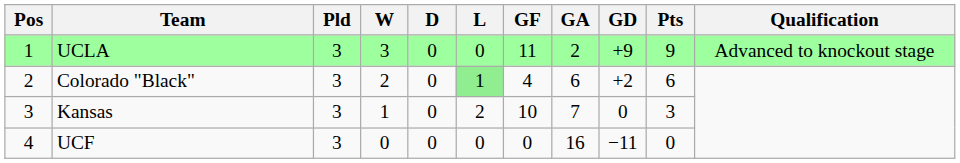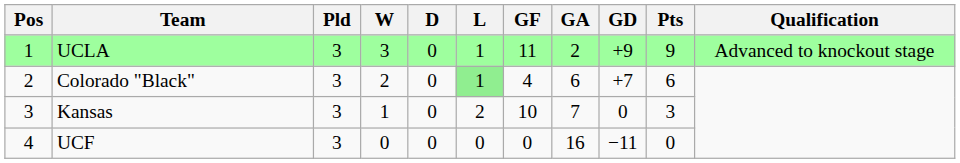(480, 50) 0 -> (480, 50) 1
(623, 81) +2 -> (623, 81) +7
